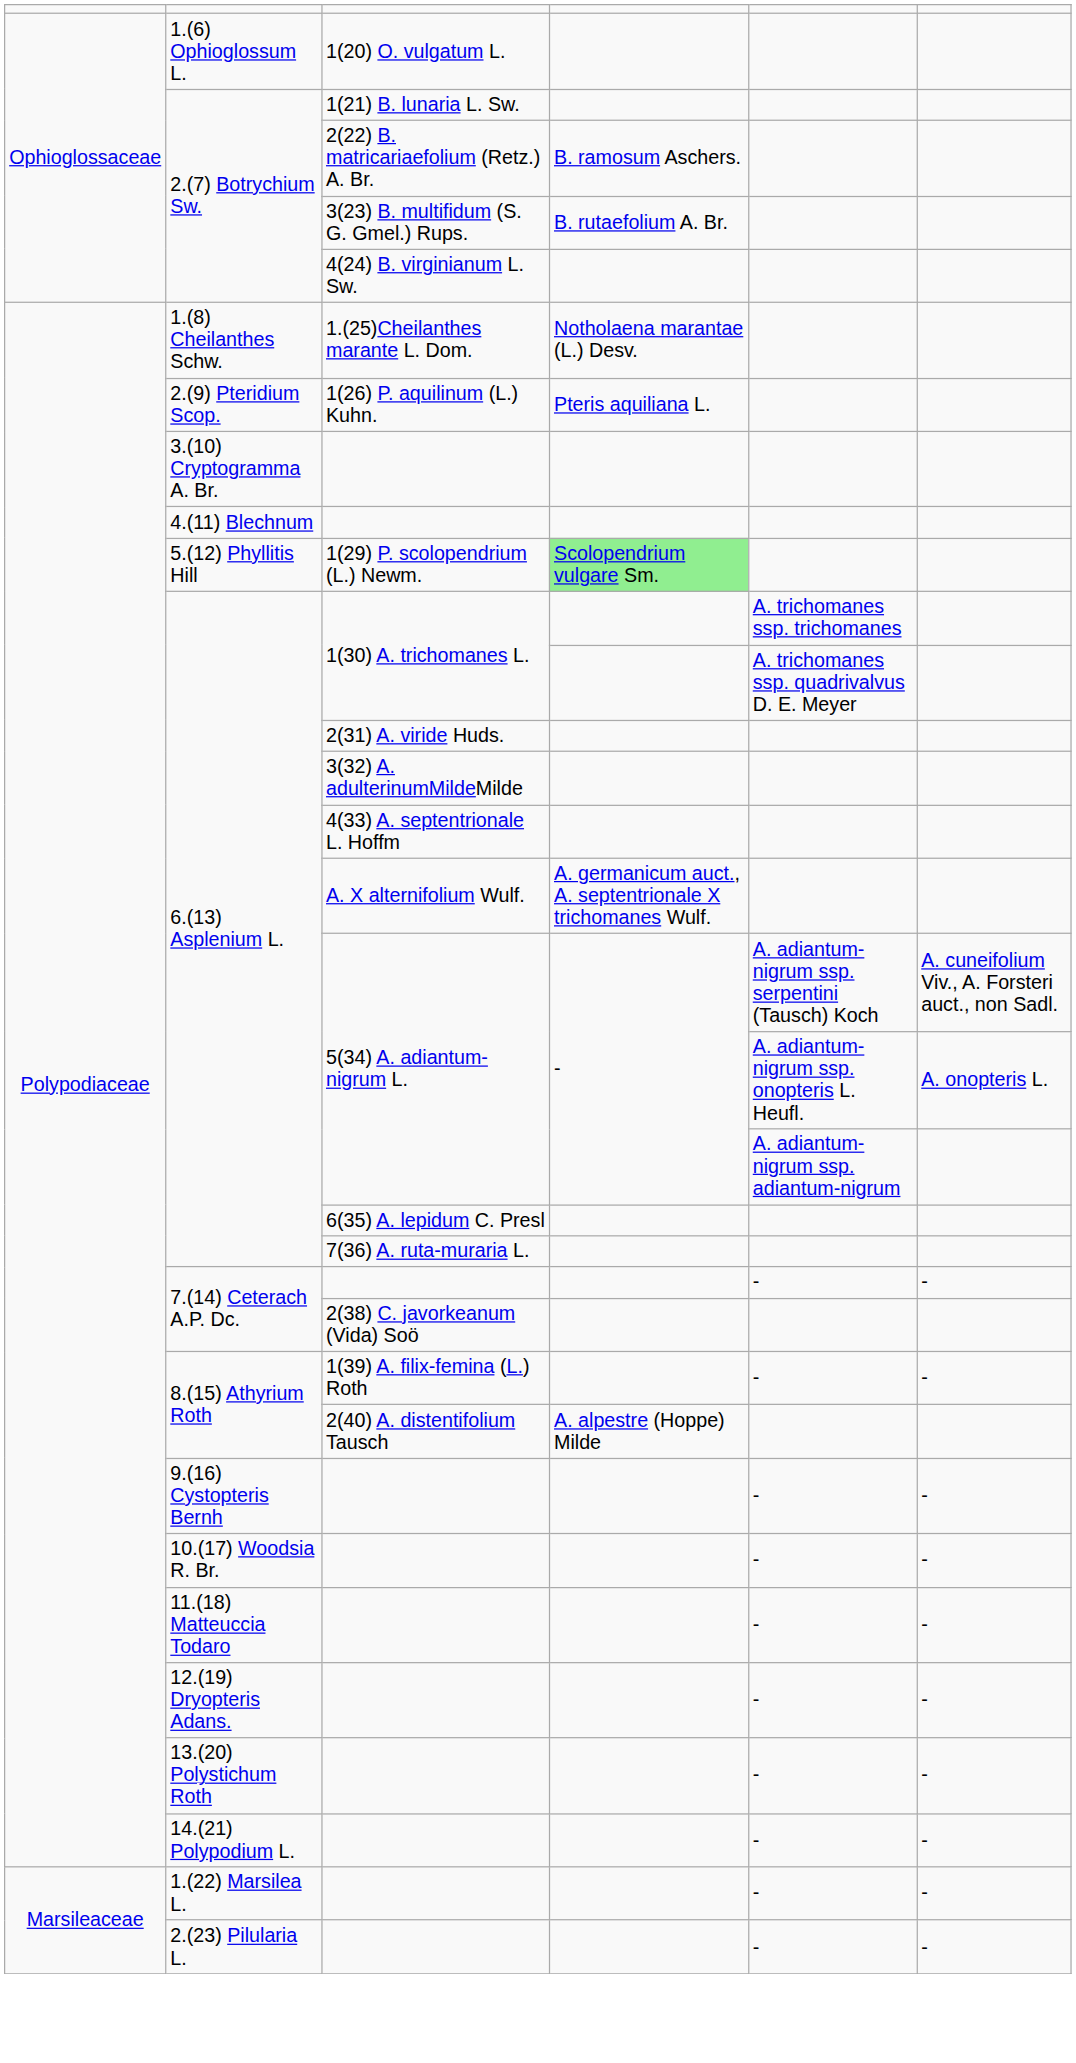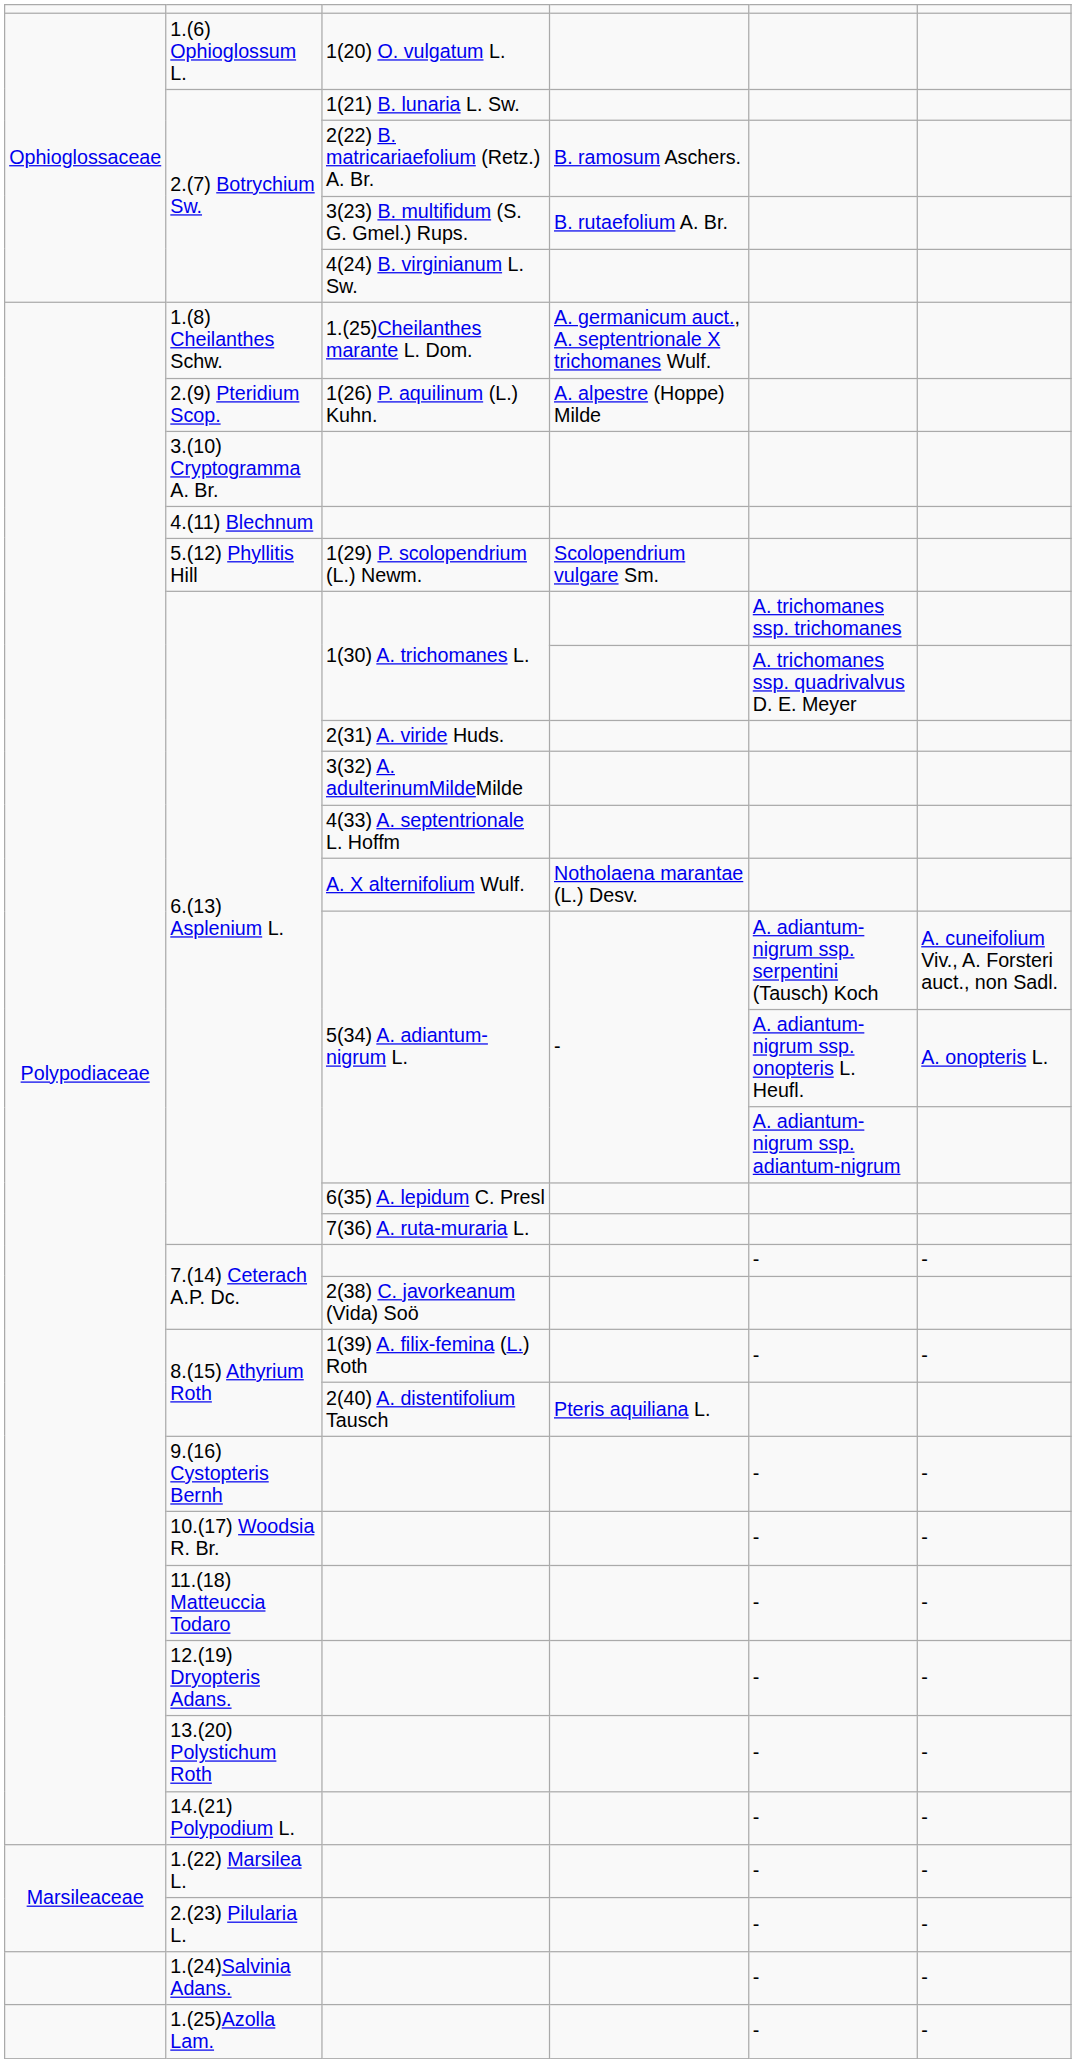(649, 340) Notholaena marantae (L.) Desv. -> (647, 340) A. germanicum auct., A. septentrionale X trichomanes Wulf.
(632, 404) Pteris aquiliana L. -> (639, 404) A. alpestre (Hoppe) Milde
(620, 564) lightgreen background -> (620, 564) no background
(647, 895) A. germanicum auct., A. septentrionale X trichomanes Wulf. -> (649, 884) Notholaena marantae (L.) Desv.
(639, 1431) A. alpestre (Hoppe) Milde -> (632, 1409) Pteris aquiliana L.
+ row: (230, 1977)
+ row: (223, 2031)
